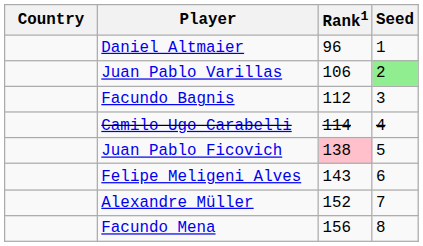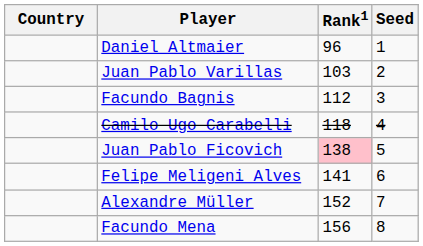(337, 73) 106 -> (337, 73) 103
(381, 73) lightgreen background -> (381, 73) no background
(337, 125) 114 -> (337, 125) 118
(337, 177) 143 -> (337, 177) 141
